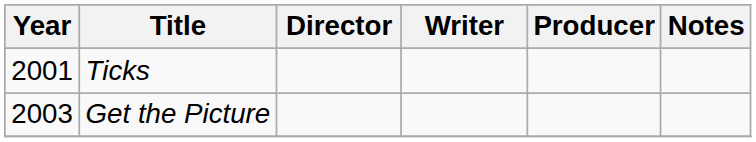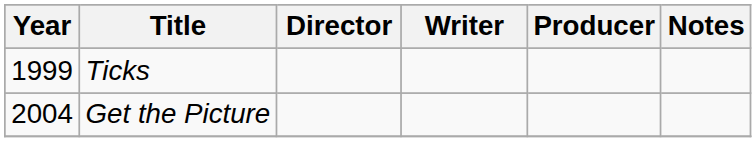(42, 70) 2001 -> (42, 70) 1999
(42, 114) 2003 -> (42, 114) 2004
